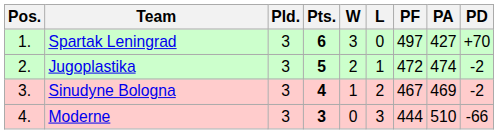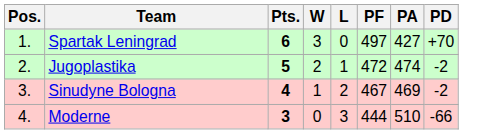- column: (286, 16)
